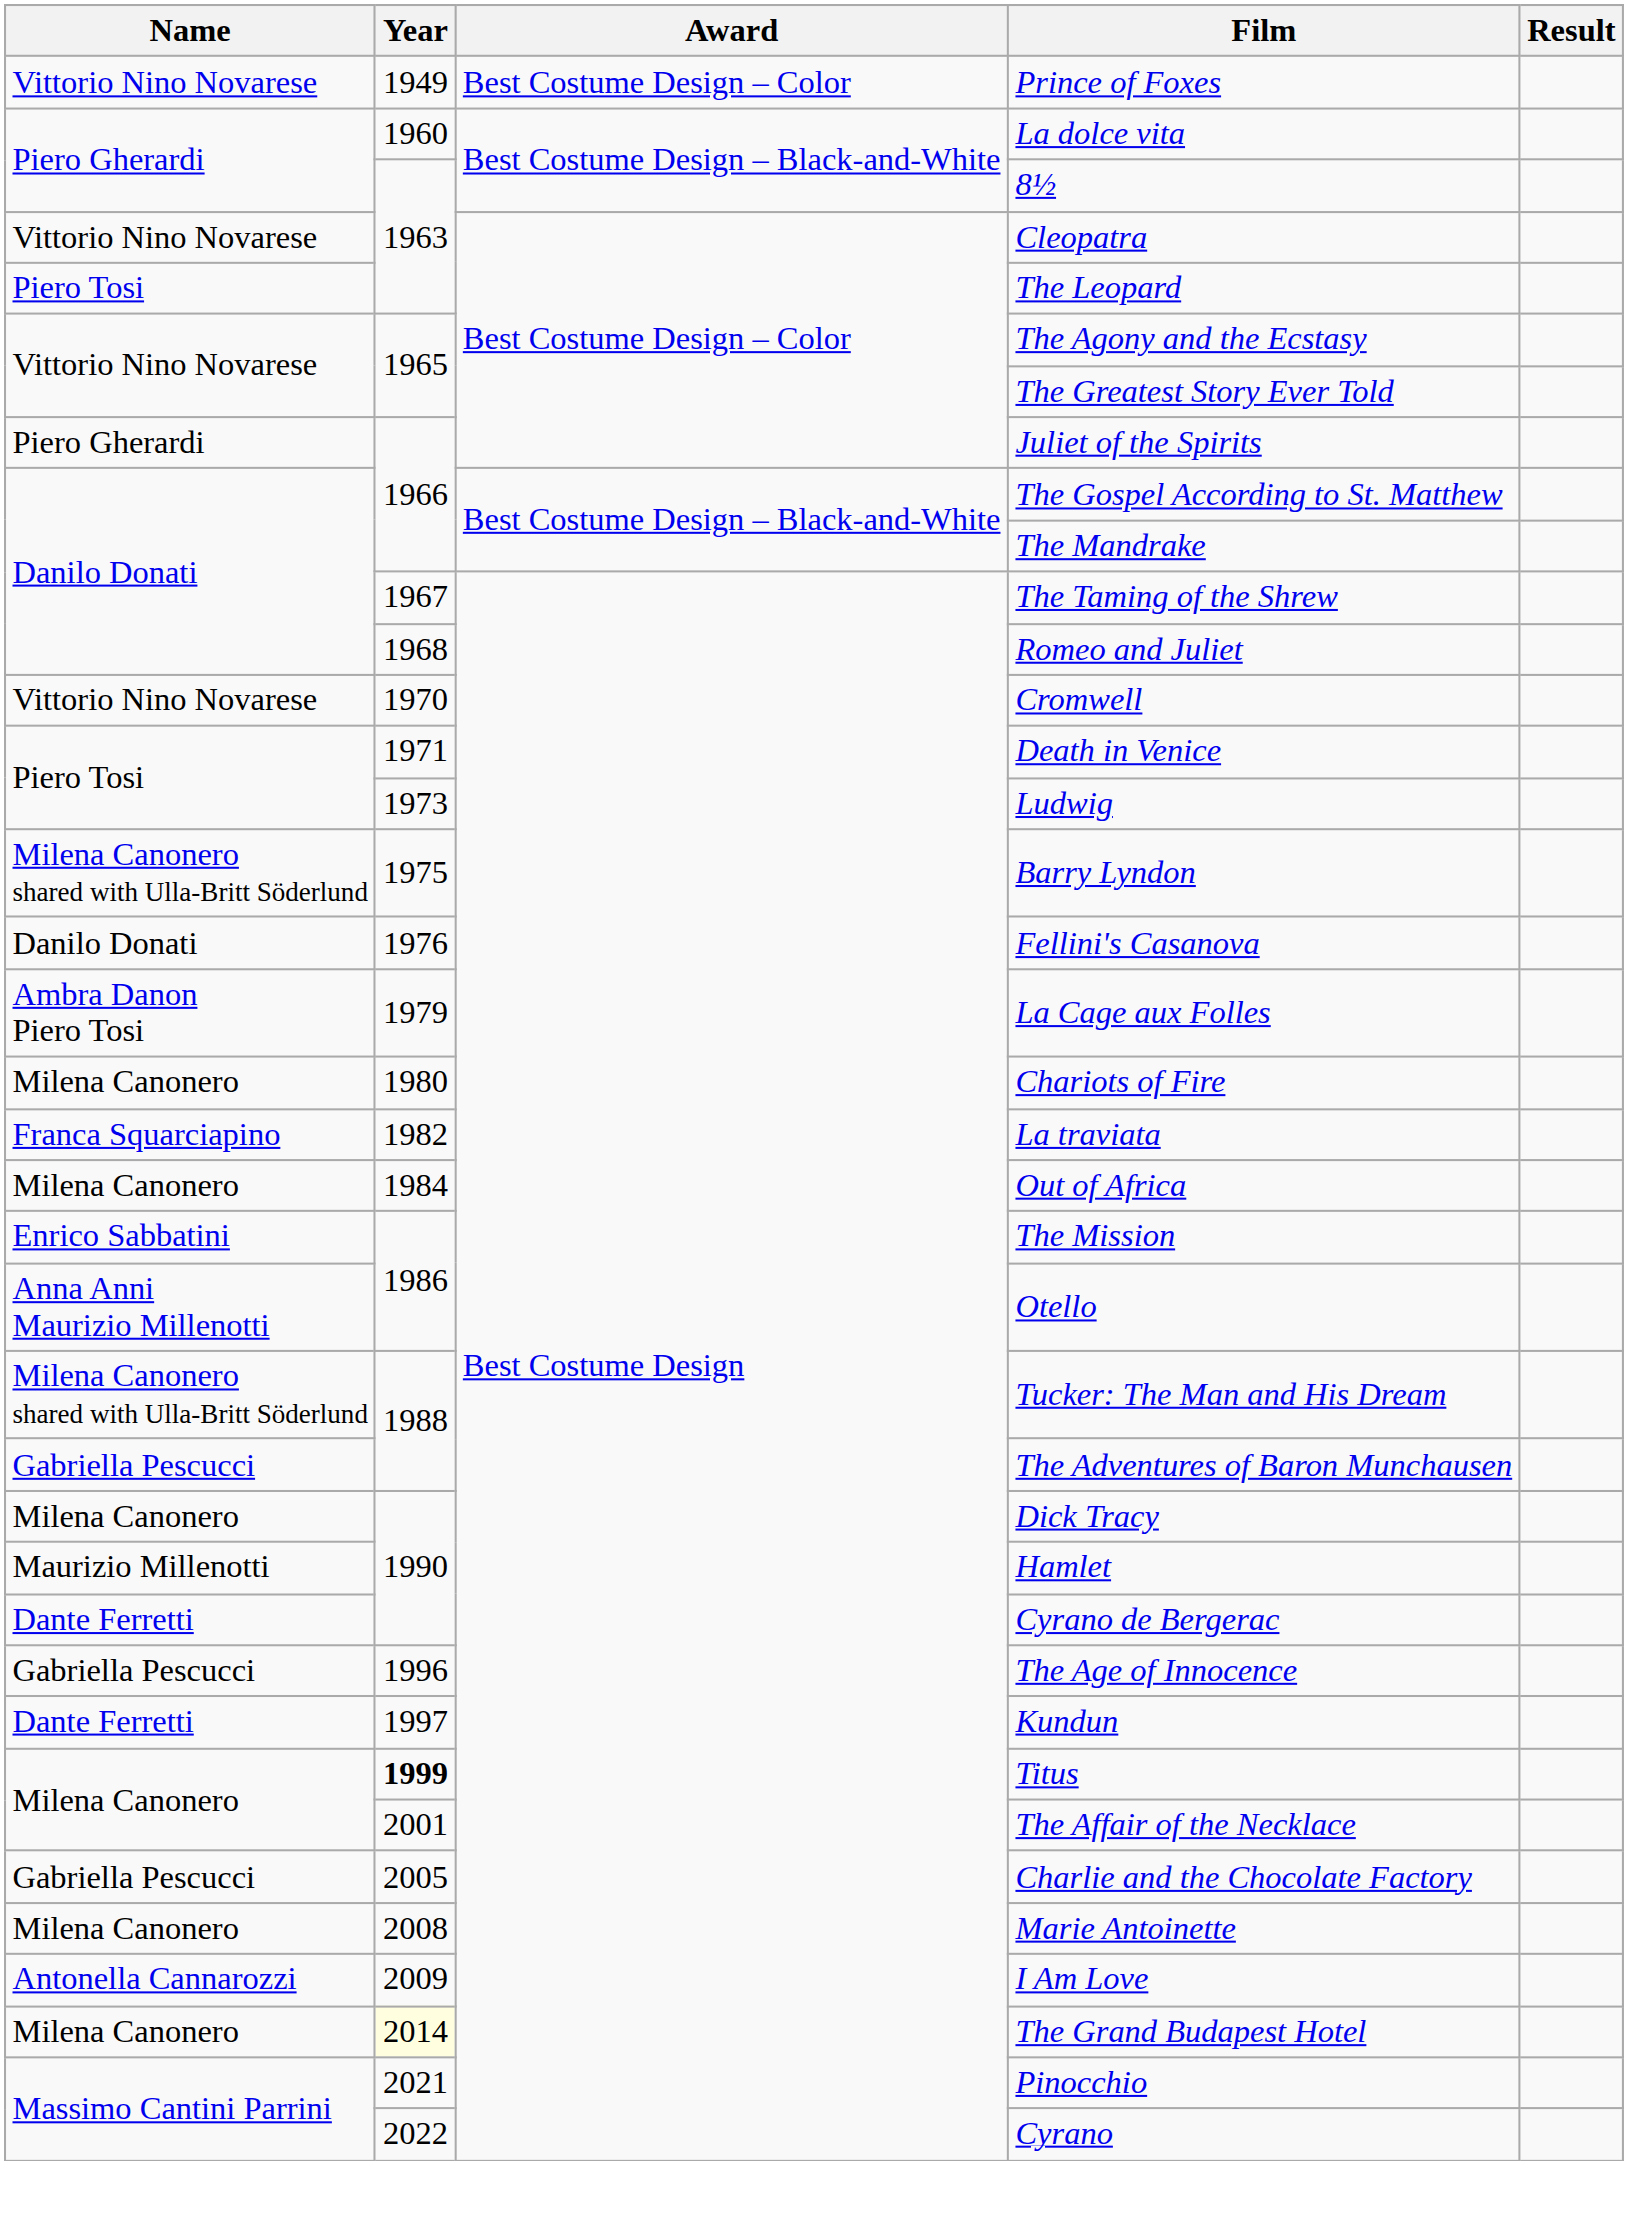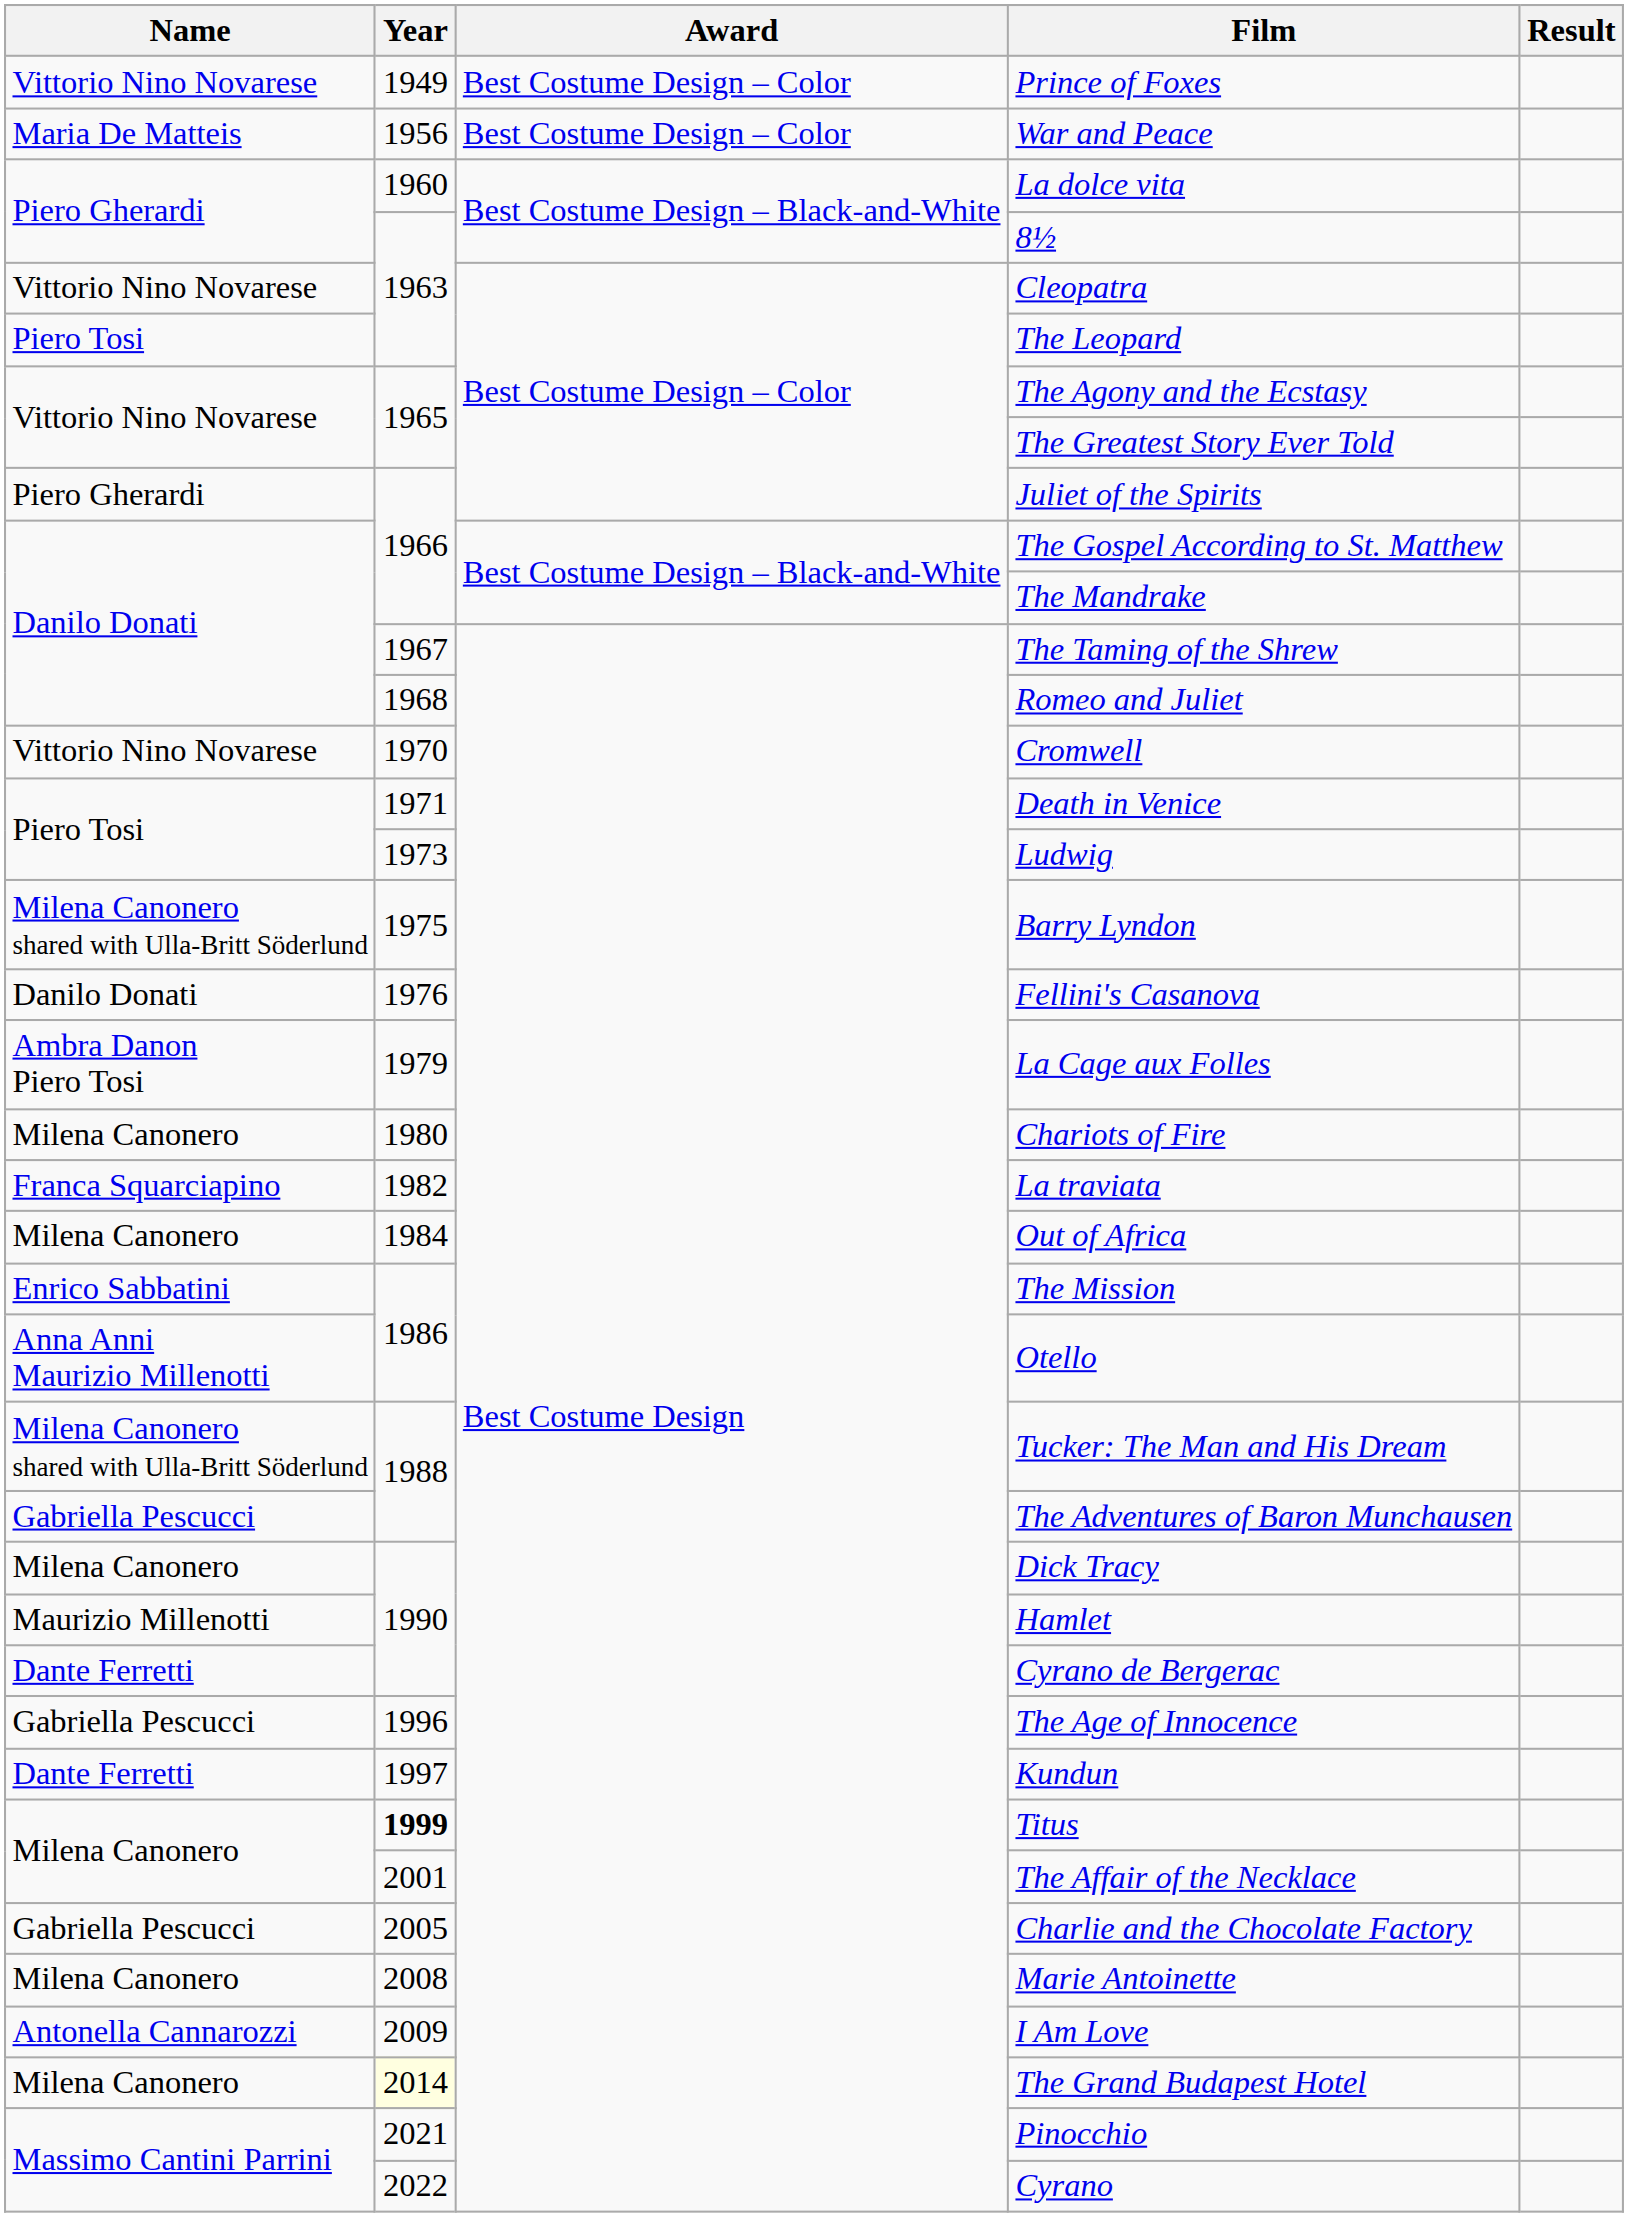+ row: (1114, 133)
